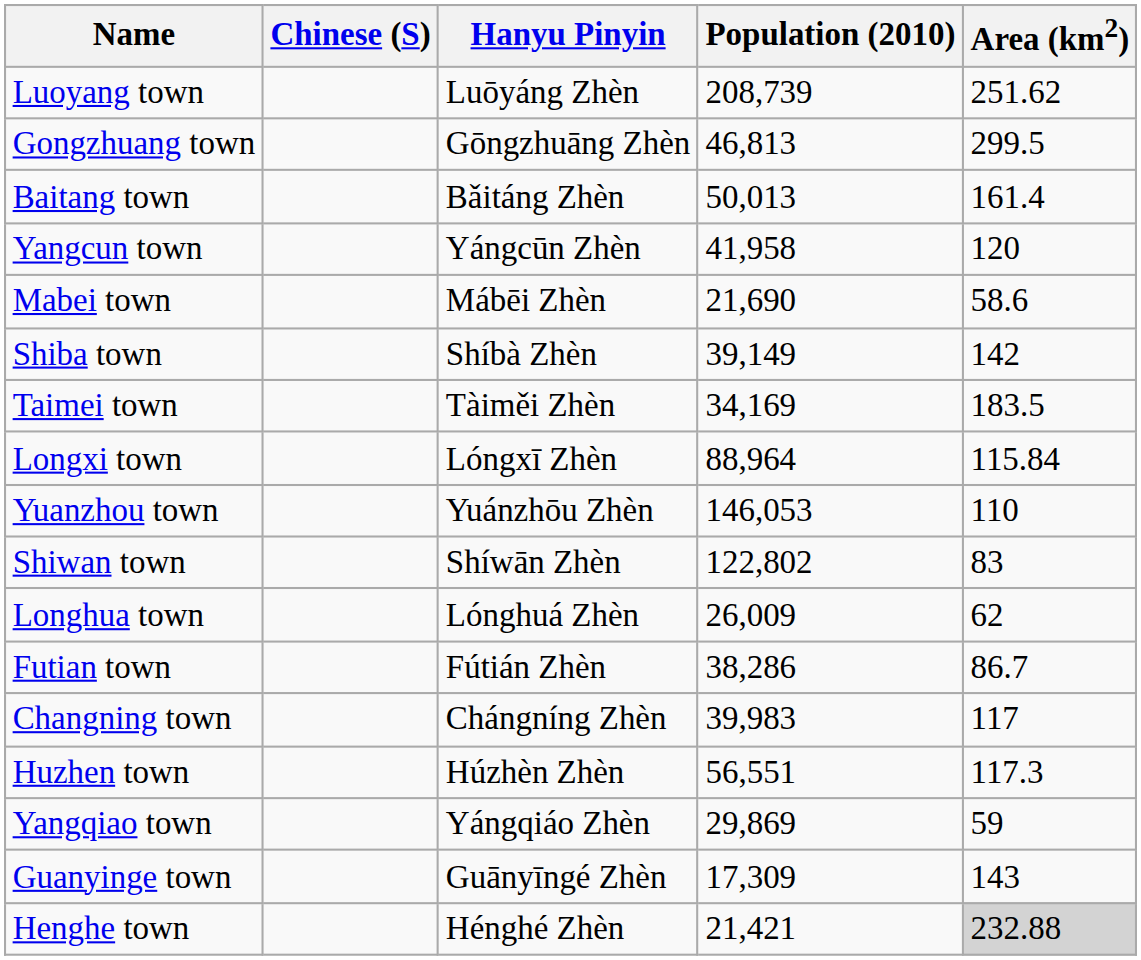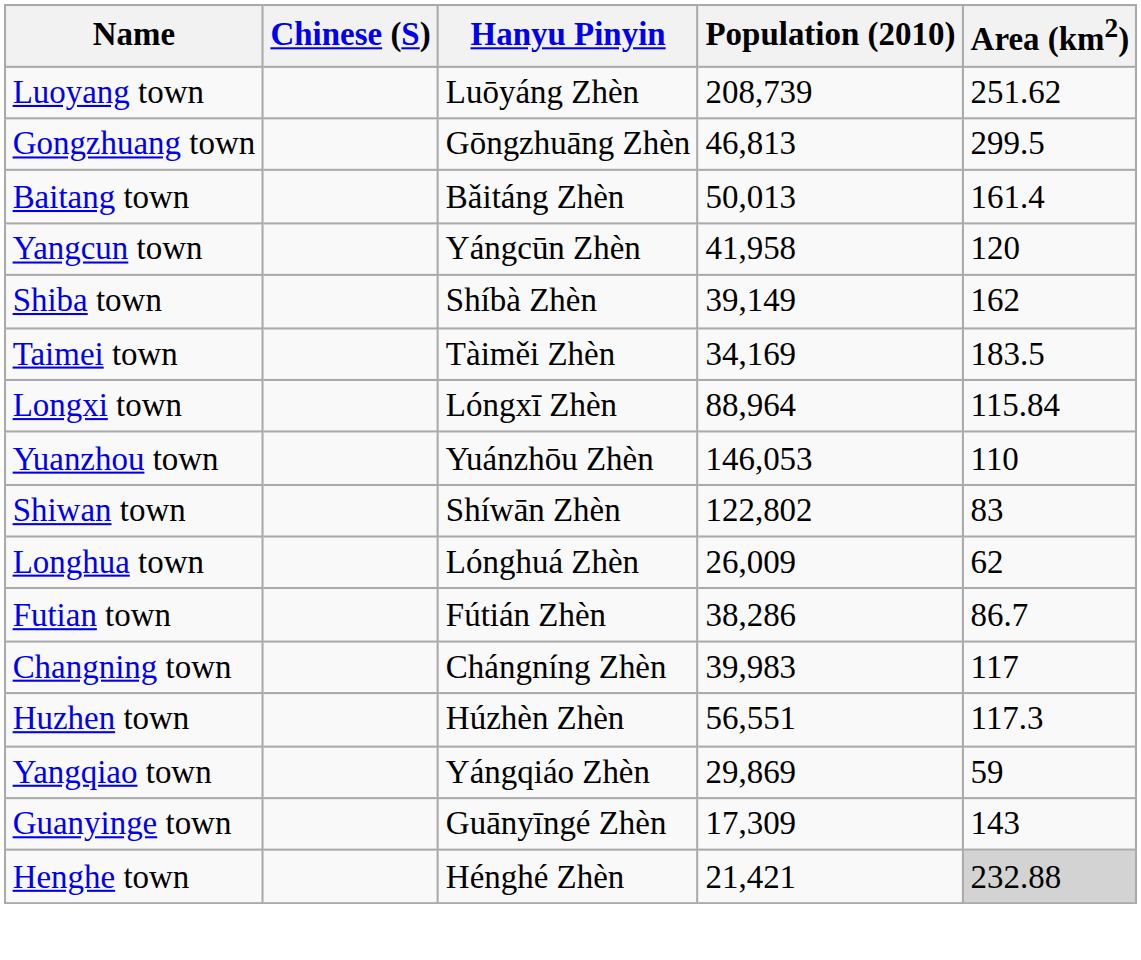- row: (92, 300)
(995, 353) 142 -> (995, 300) 162
